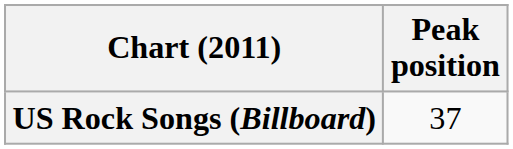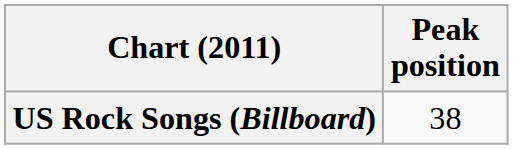(445, 117) 37 -> (445, 117) 38
